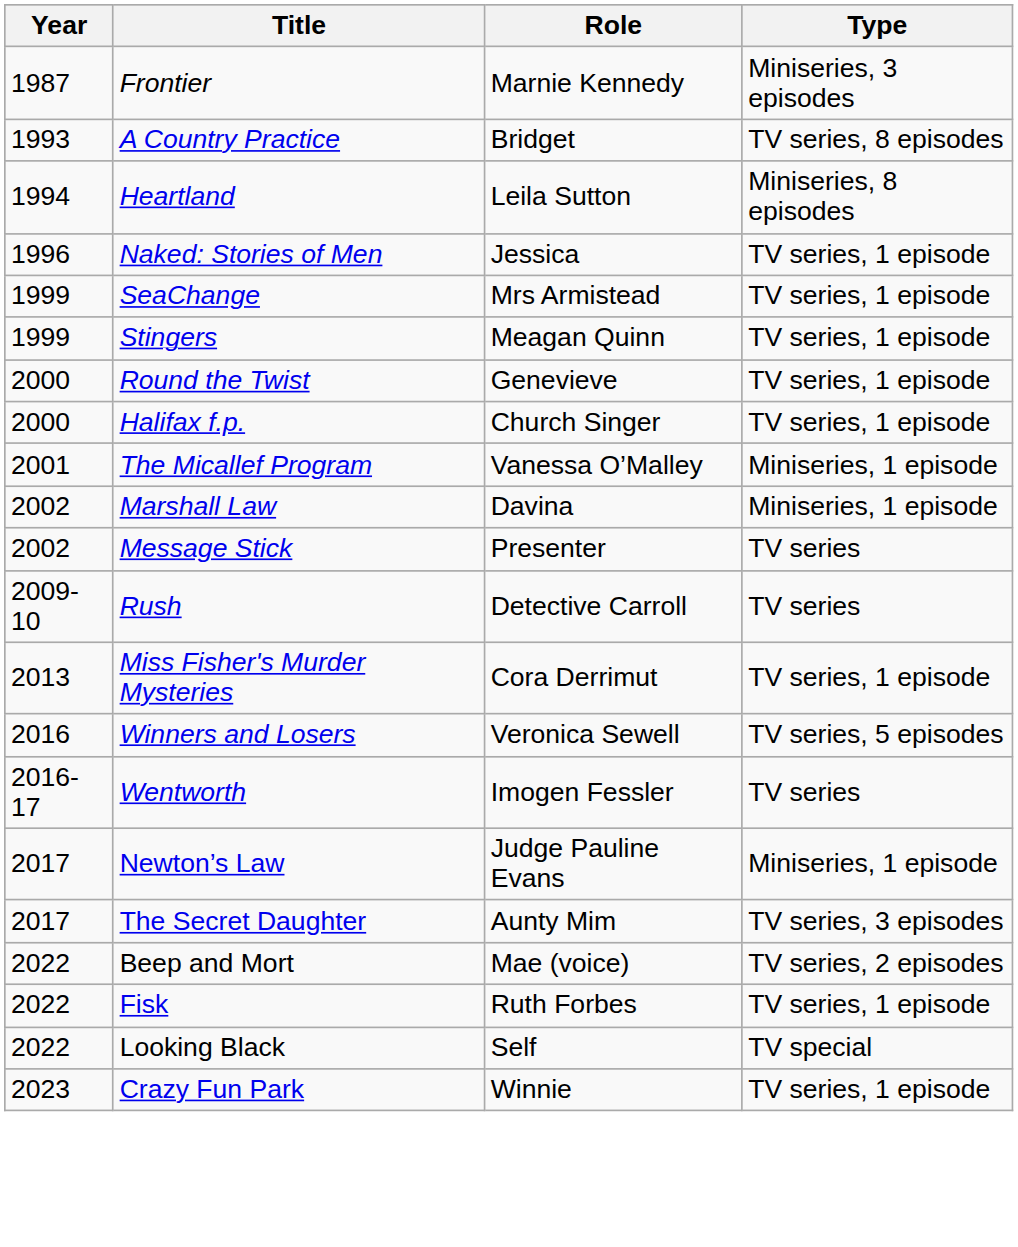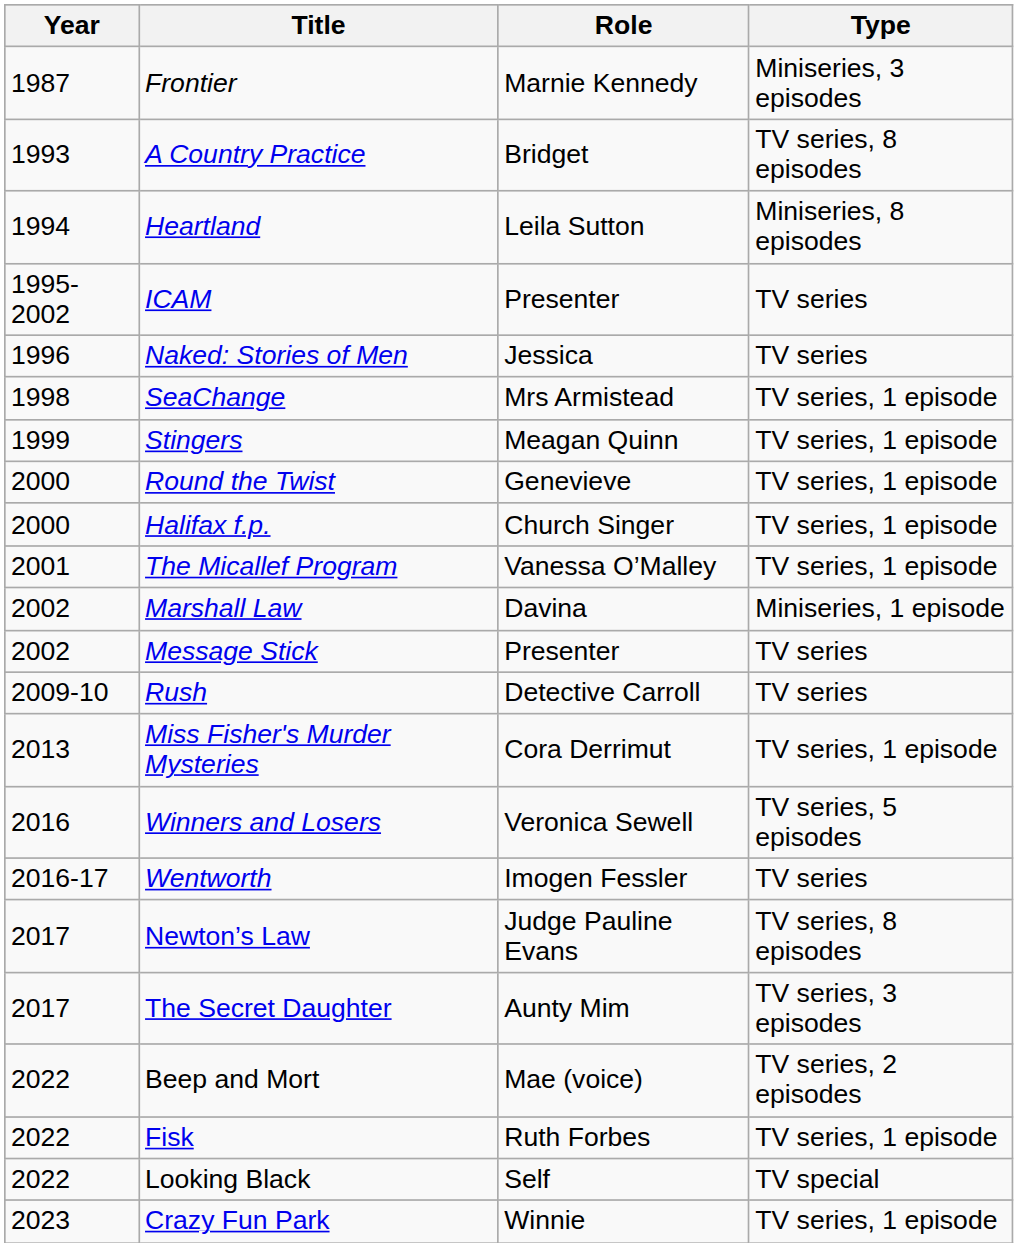+ row: (178, 298)
(869, 253) TV series, 1 episode -> (811, 355) TV series
(40, 295) 1999 -> (40, 397) 1998
(873, 464) Miniseries, 1 episode -> (876, 566) TV series, 1 episode
(873, 863) Miniseries, 1 episode -> (826, 935) TV series, 8 episodes
